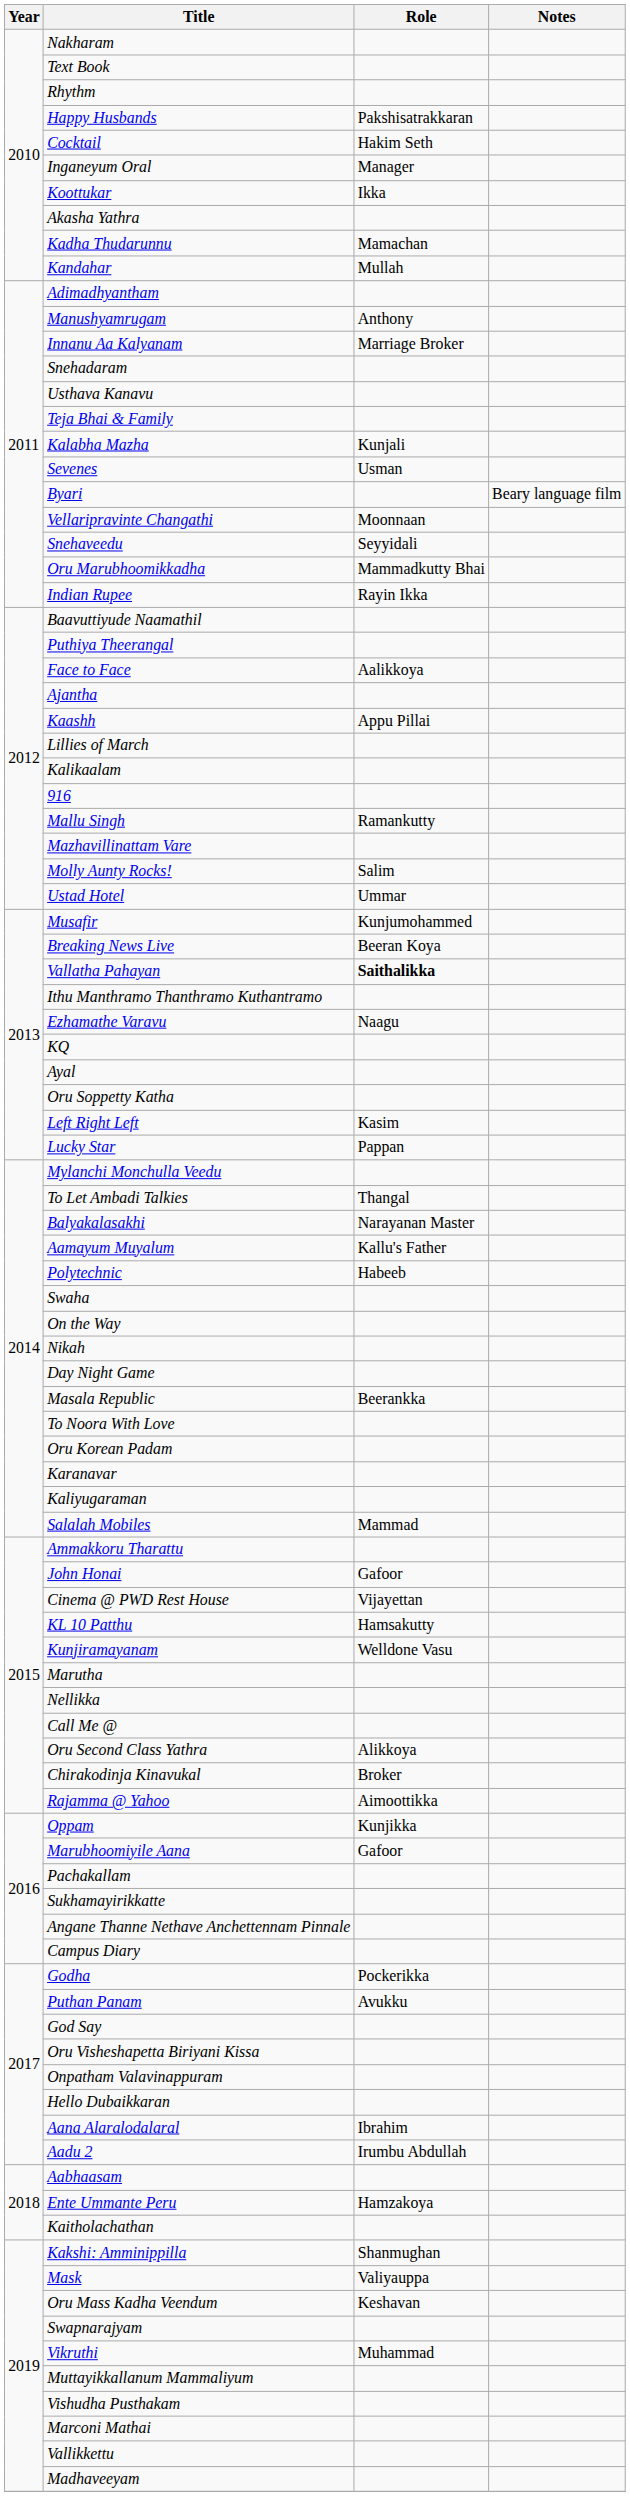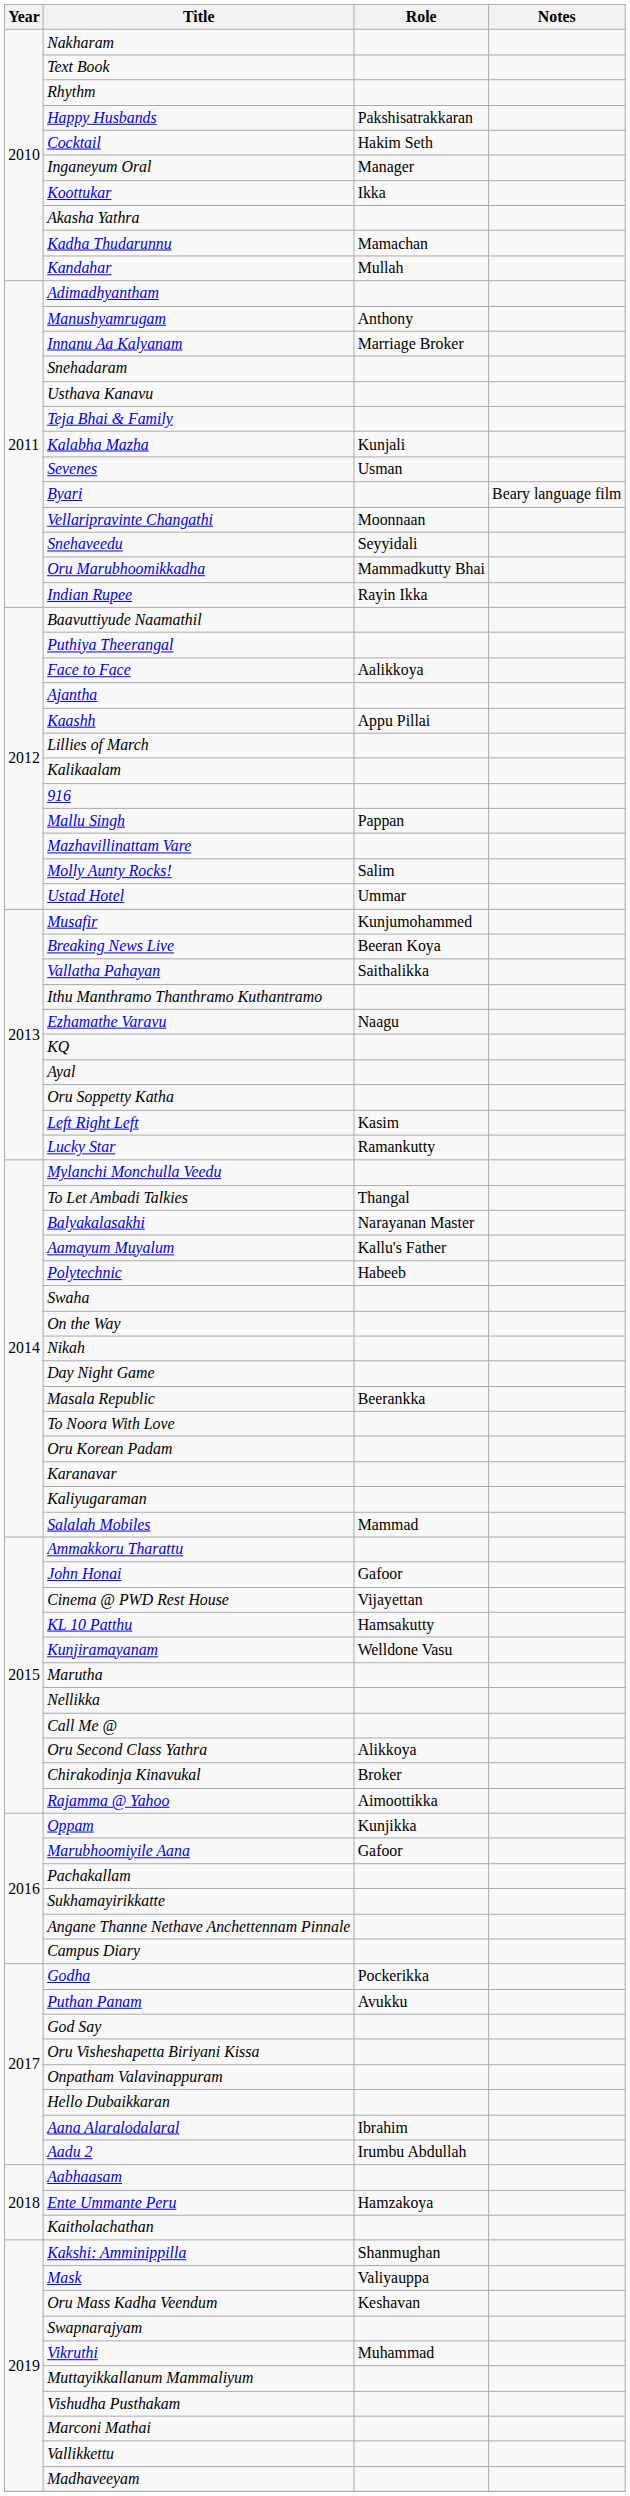(396, 820) Ramankutty -> (381, 820) Pappan
(396, 971) bold -> (393, 971) normal
(381, 1147) Pappan -> (396, 1147) Ramankutty
